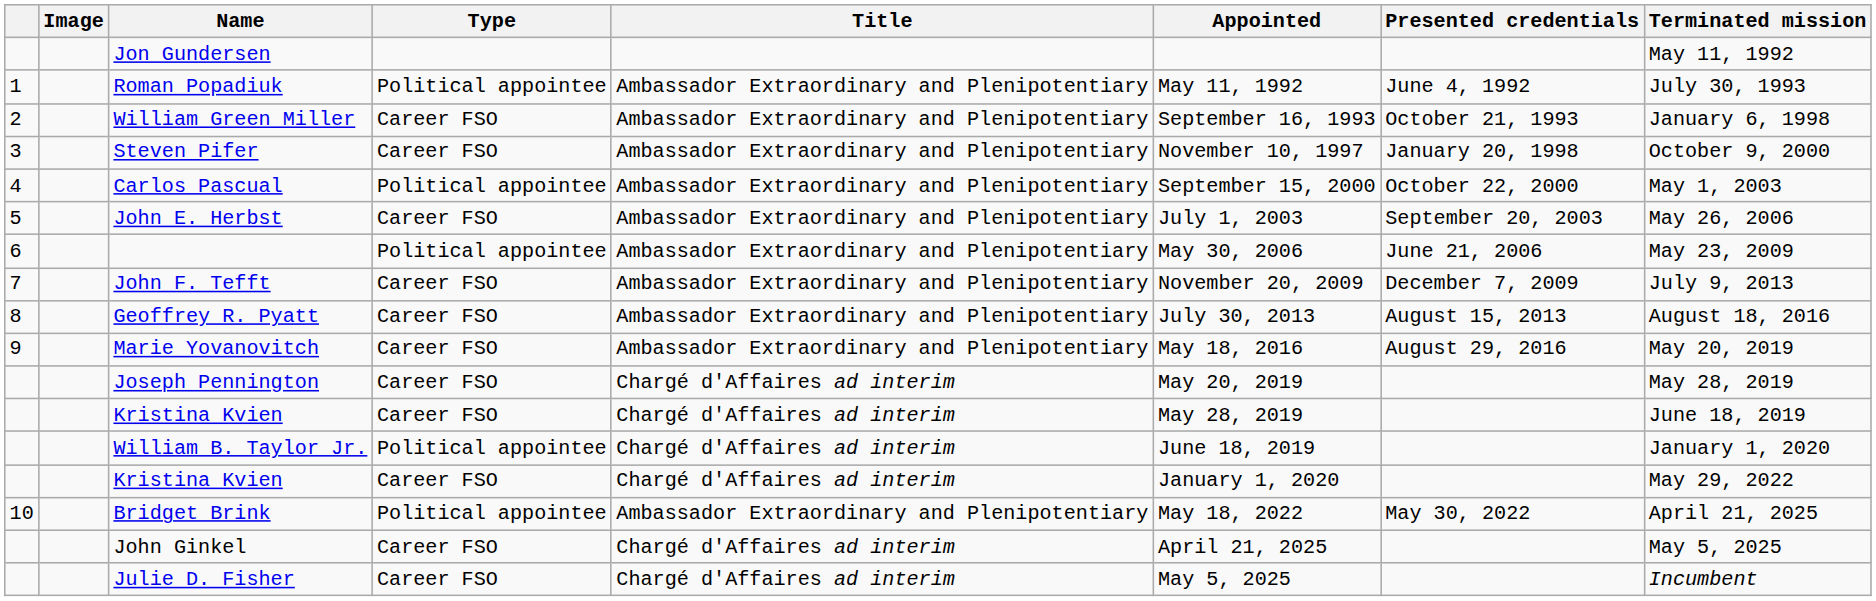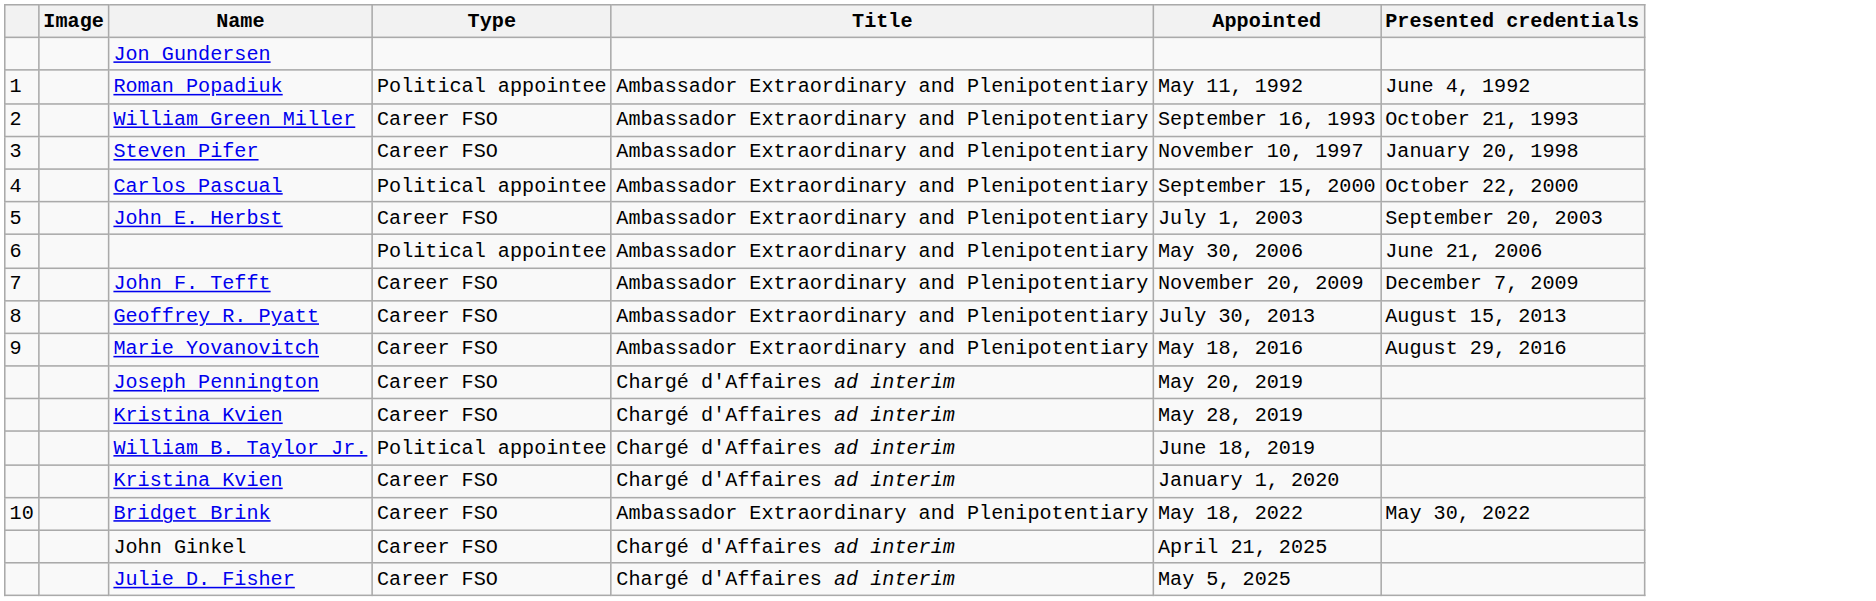- column: (1758, 21)
(492, 514) Political appointee -> (437, 514) Career FSO
